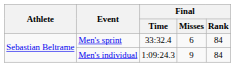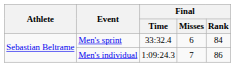(191, 55) 9 -> (191, 55) 7
(218, 55) 84 -> (218, 55) 86
